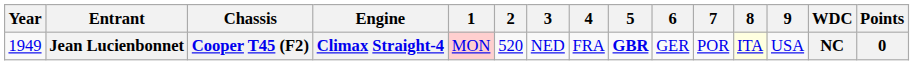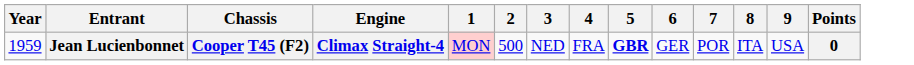- column: (832, 18)
(25, 45) 1949 -> (25, 45) 1959
(511, 45) 520 -> (511, 45) 500
(750, 45) lightyellow background -> (750, 45) no background
